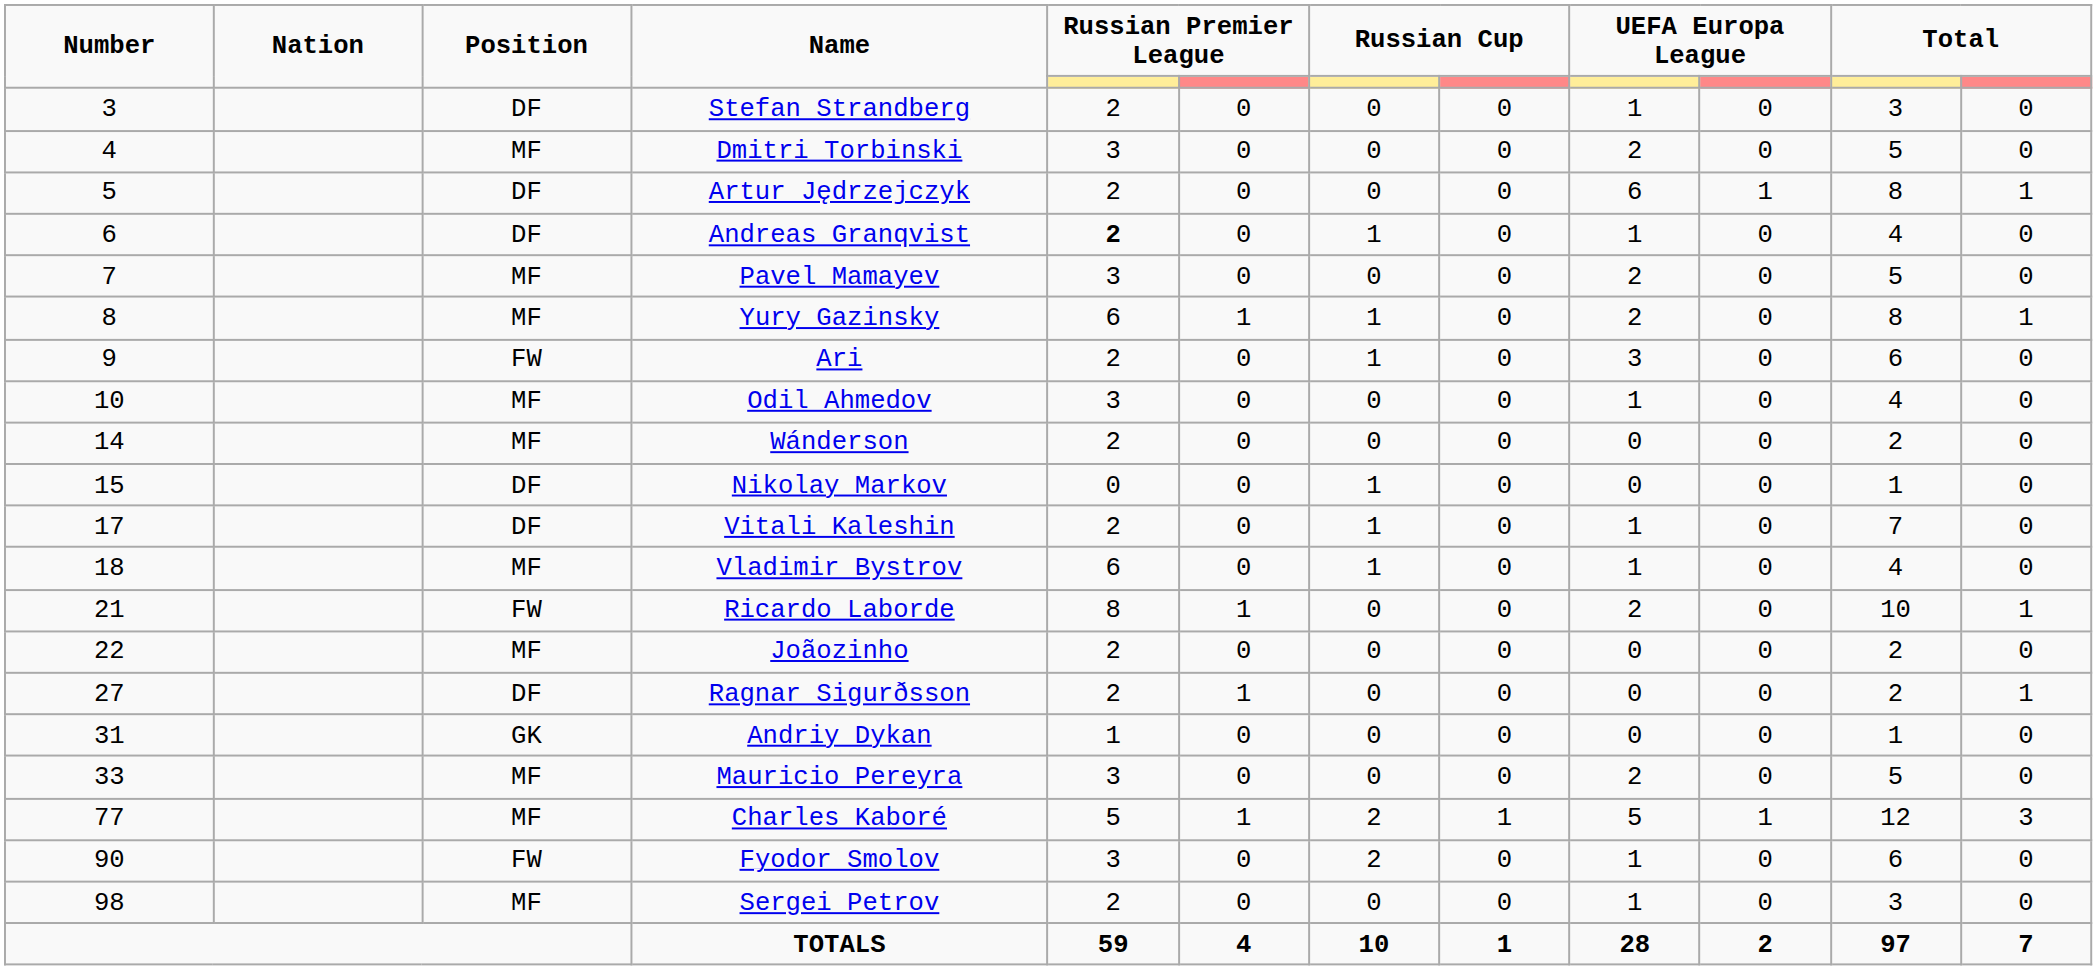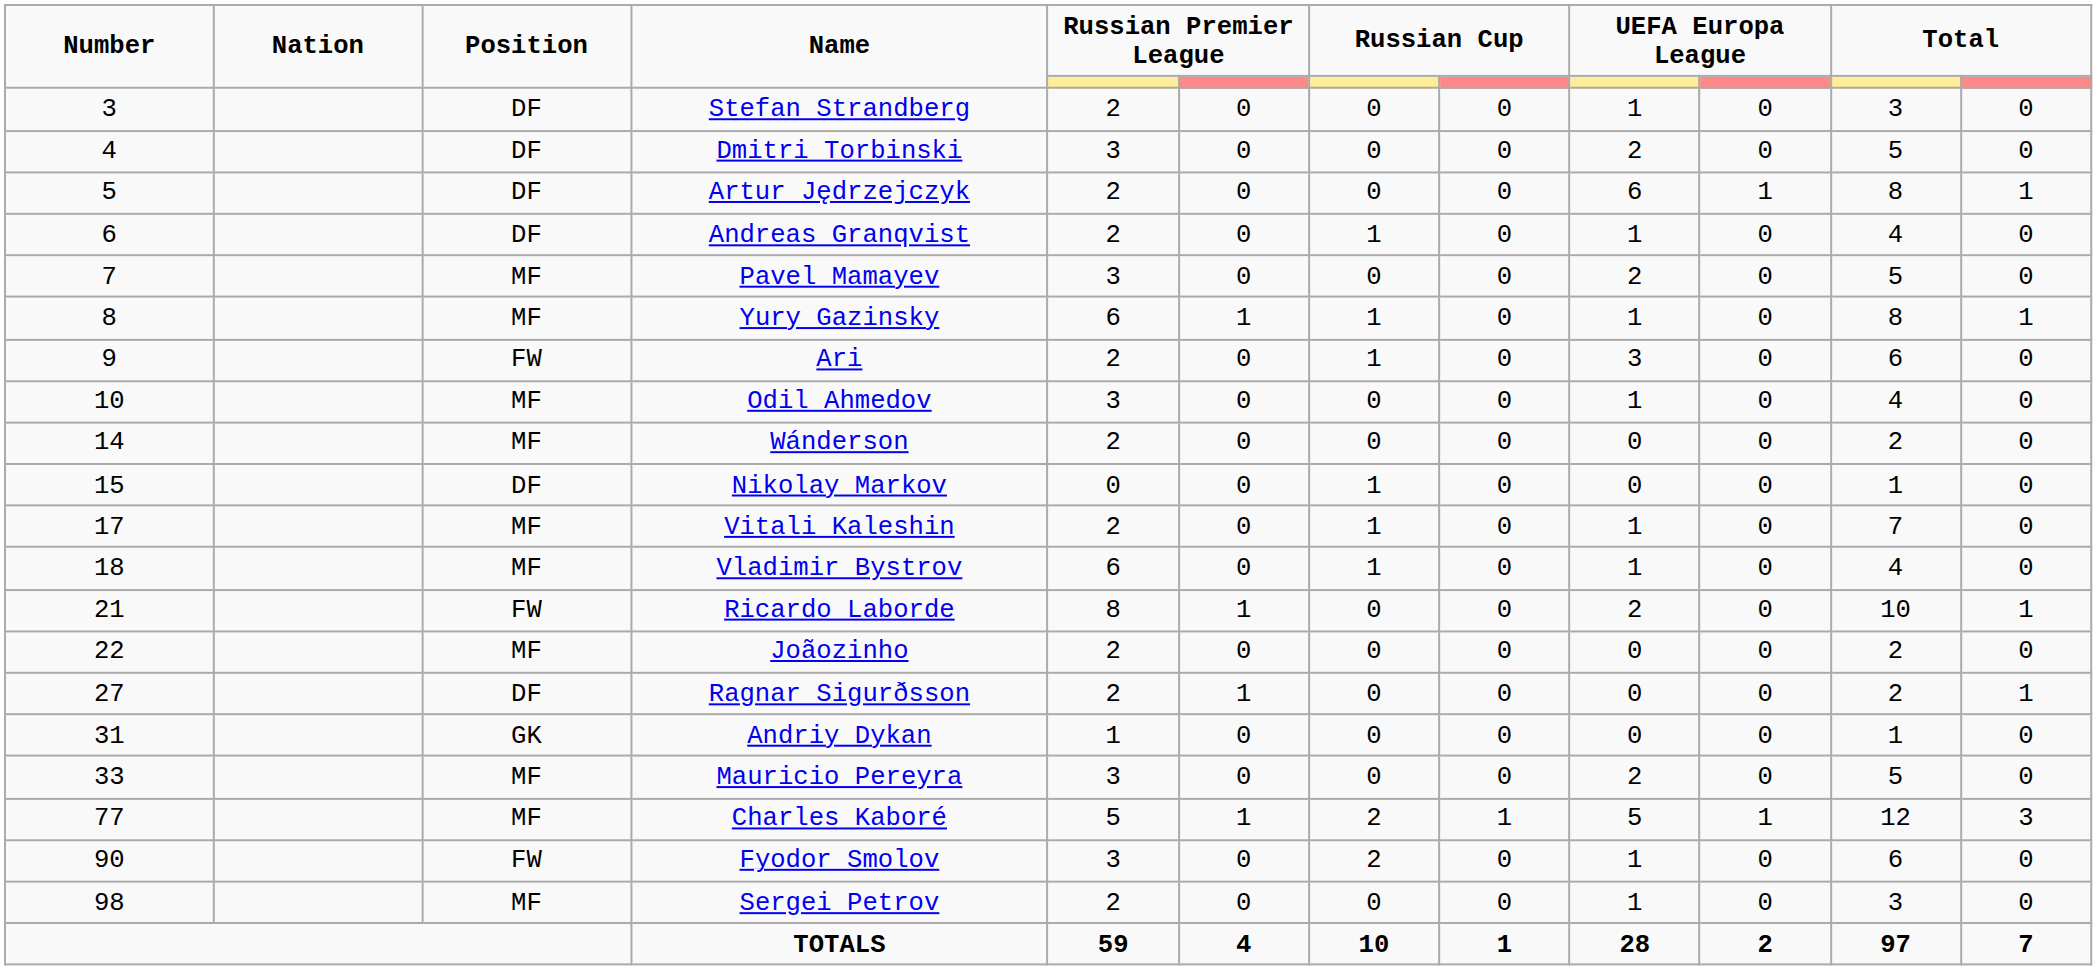(526, 151) MF -> (526, 151) DF
(1113, 235) bold -> (1113, 235) normal
(1635, 318) 2 -> (1635, 318) 1
(526, 527) DF -> (526, 527) MF
